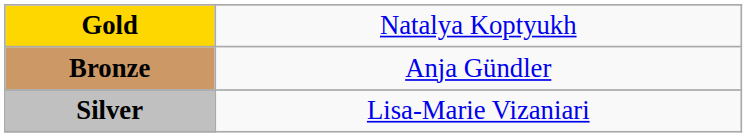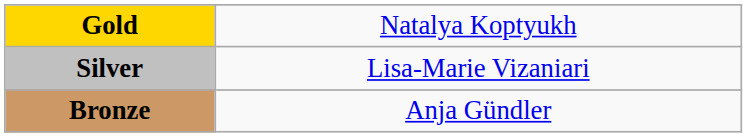rows swapped: (110, 110) <-> (110, 68)
